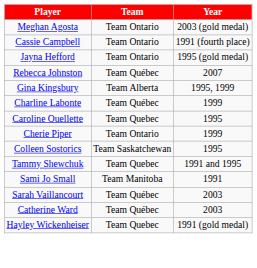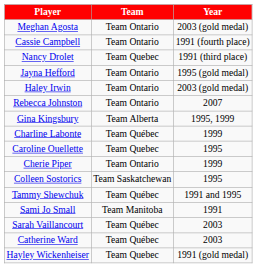+ row: (48, 57)
+ row: (48, 88)
(132, 73) Team Québec -> (132, 103) Team Ontario
(132, 164) Team Quebec -> (132, 194) Team Québec
